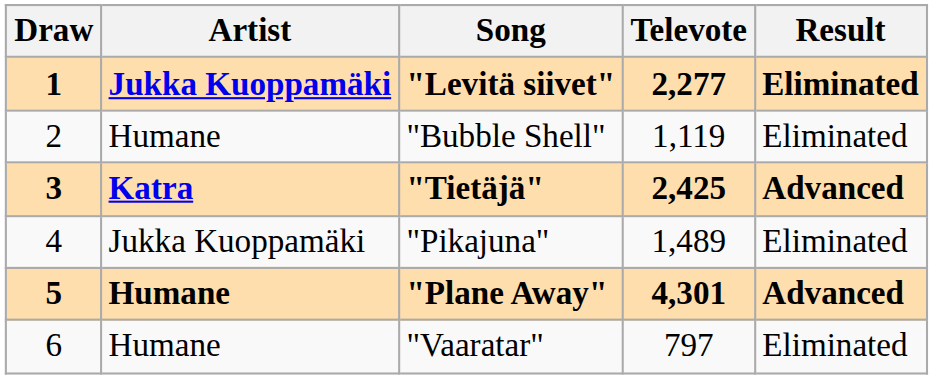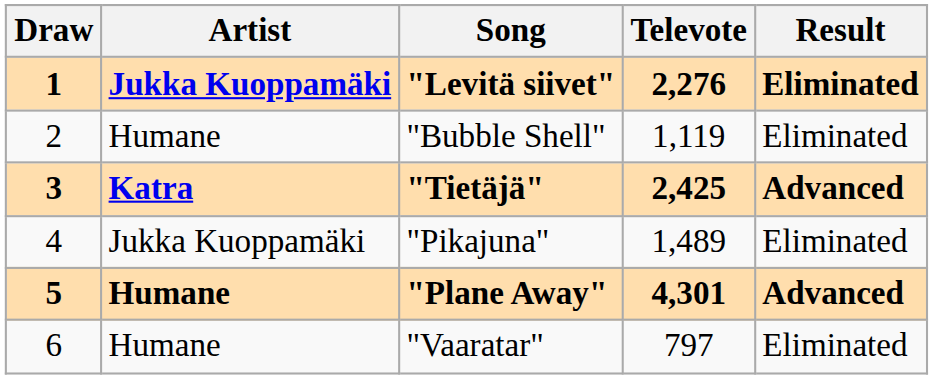(689, 83) 2,277 -> (689, 83) 2,276
